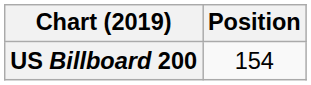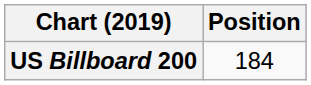(254, 60) 154 -> (254, 60) 184
